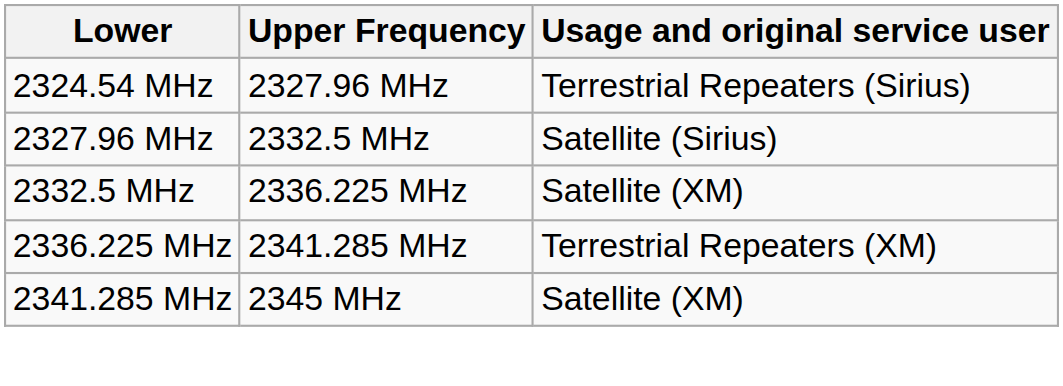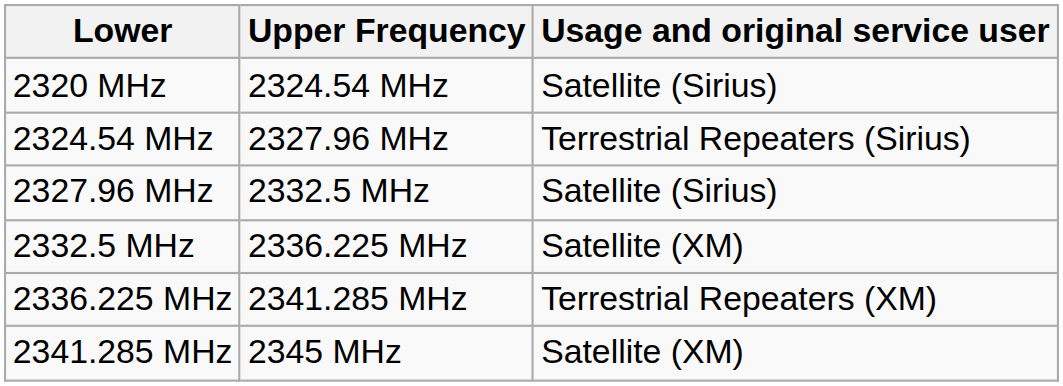+ row: (90, 84)
